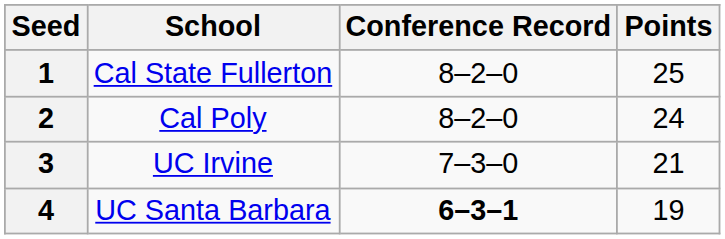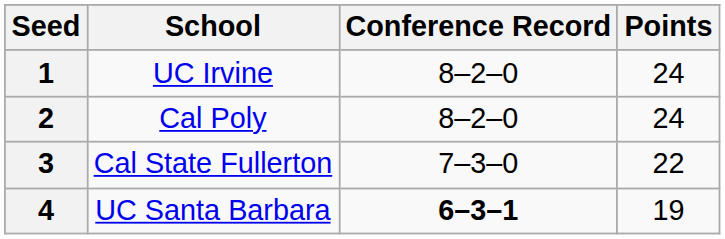(213, 73) Cal State Fullerton -> (213, 73) UC Irvine
(668, 73) 25 -> (668, 73) 24
(213, 164) UC Irvine -> (213, 164) Cal State Fullerton
(668, 164) 21 -> (668, 164) 22
